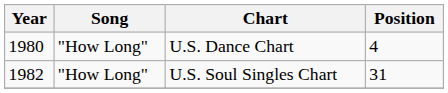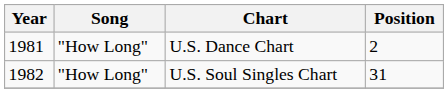(26, 46) 1980 -> (26, 46) 1981
(374, 46) 4 -> (374, 46) 2
